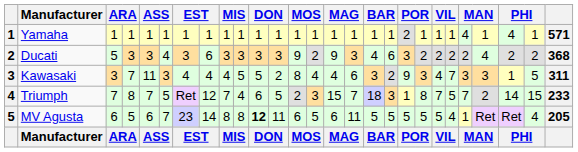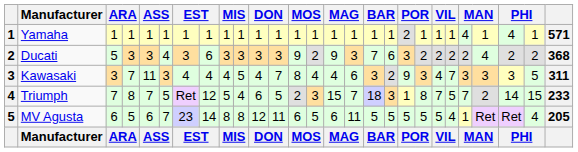(374, 55) 4 -> (374, 55) 7
(259, 75) 5 -> (259, 75) 4
(279, 75) 2 -> (279, 75) 7
(511, 75) 1 -> (511, 75) 3
(227, 96) 7 -> (227, 96) 5
(259, 116) bold -> (259, 116) normal
